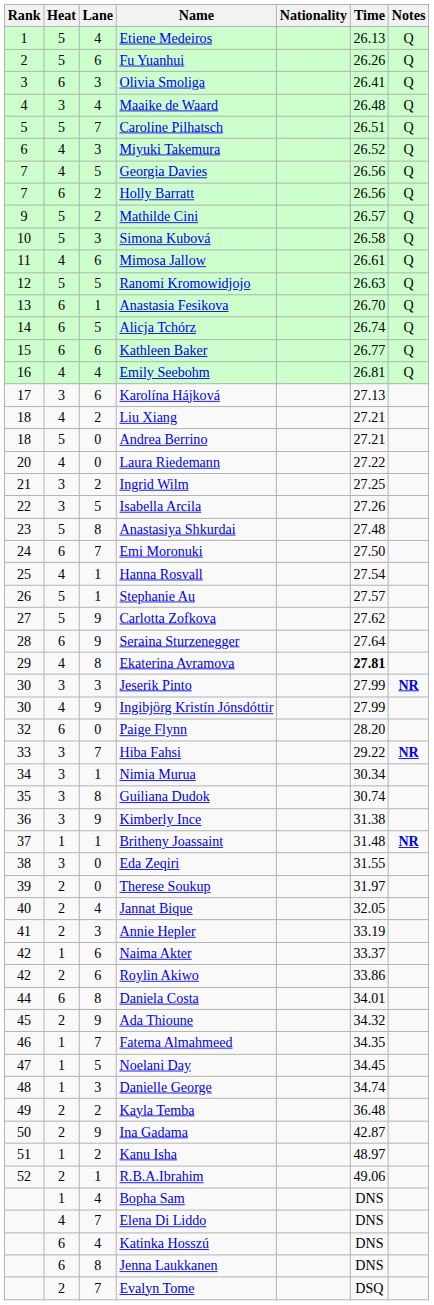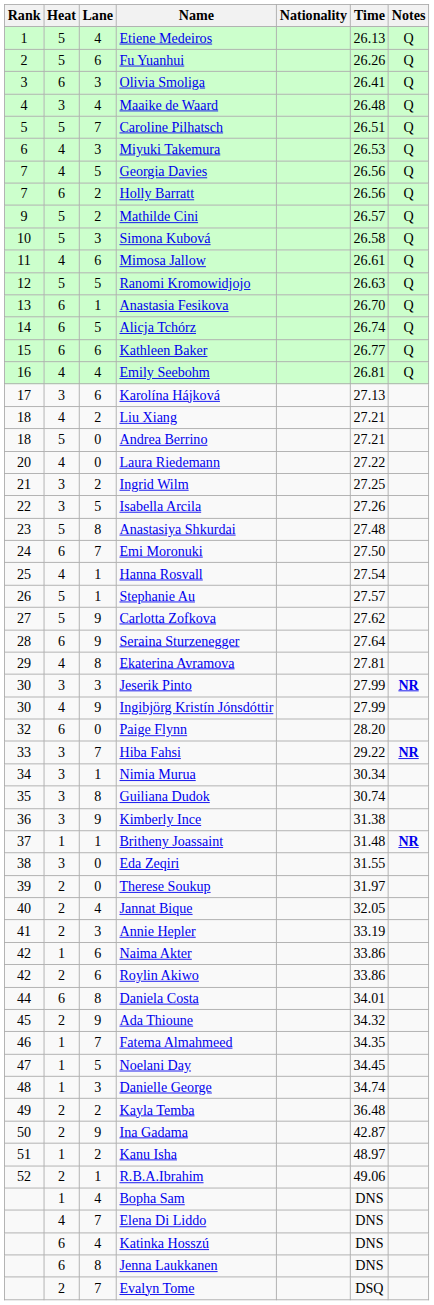(369, 149) 26.52 -> (369, 149) 26.53
(369, 663) bold -> (369, 663) normal
(369, 953) 33.37 -> (369, 953) 33.86
